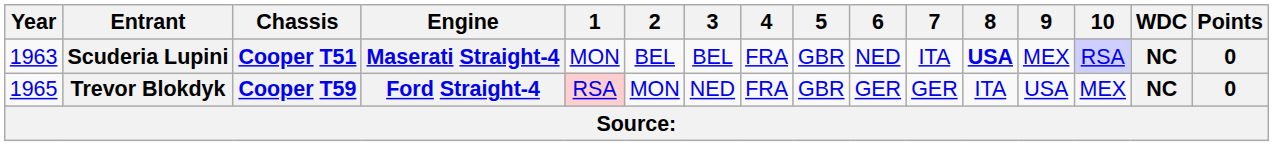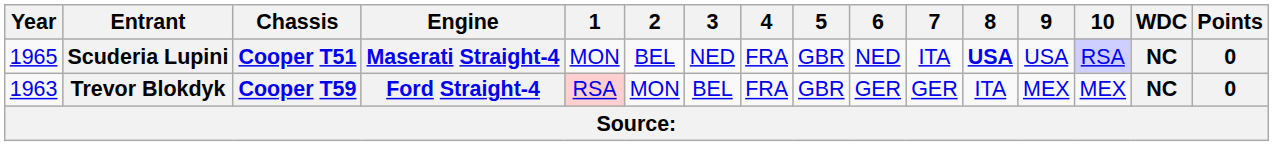(34, 56) 1963 -> (34, 56) 1965
(712, 56) BEL -> (712, 56) NED
(1046, 56) MEX -> (1046, 56) USA
(34, 90) 1965 -> (34, 90) 1963
(712, 90) NED -> (712, 90) BEL
(1046, 90) USA -> (1046, 90) MEX
